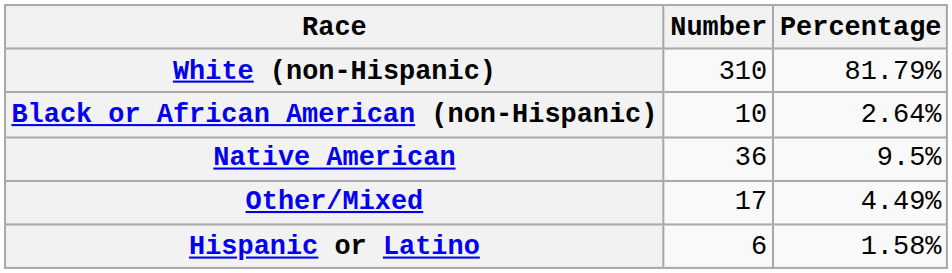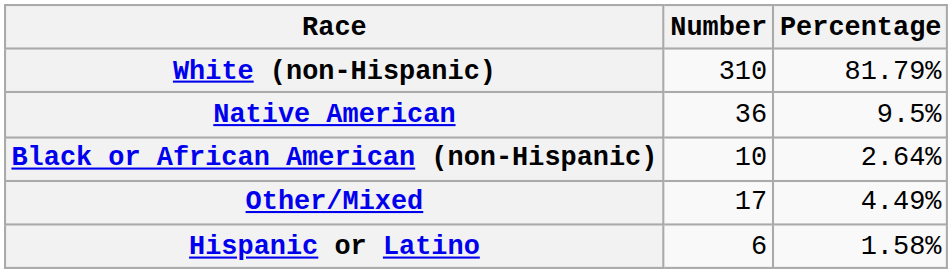rows swapped: (334, 115) <-> (334, 159)
